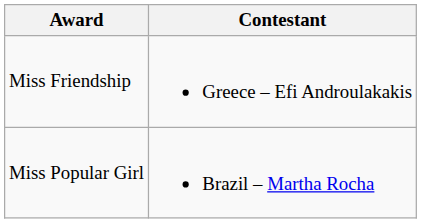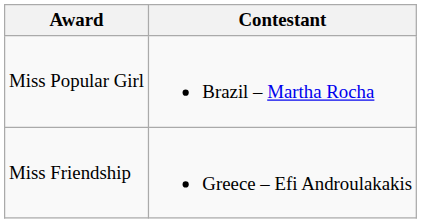rows swapped: (70, 81) <-> (76, 172)
